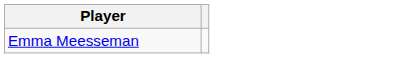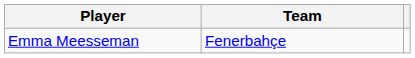+ column: (302, 16)
